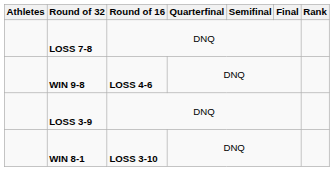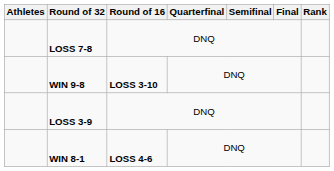(131, 86) LOSS 4-6 -> (134, 86) LOSS 3-10
(134, 159) LOSS 3-10 -> (131, 159) LOSS 4-6
